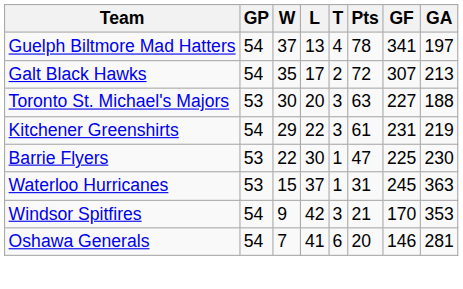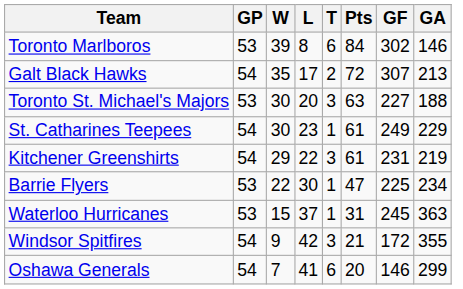+ row: (80, 46)
- row: (122, 46)
+ row: (100, 130)
(439, 158) 230 -> (433, 185) 234
(402, 213) 170 -> (395, 241) 172
(439, 213) 353 -> (433, 241) 355
(439, 241) 281 -> (433, 269) 299
